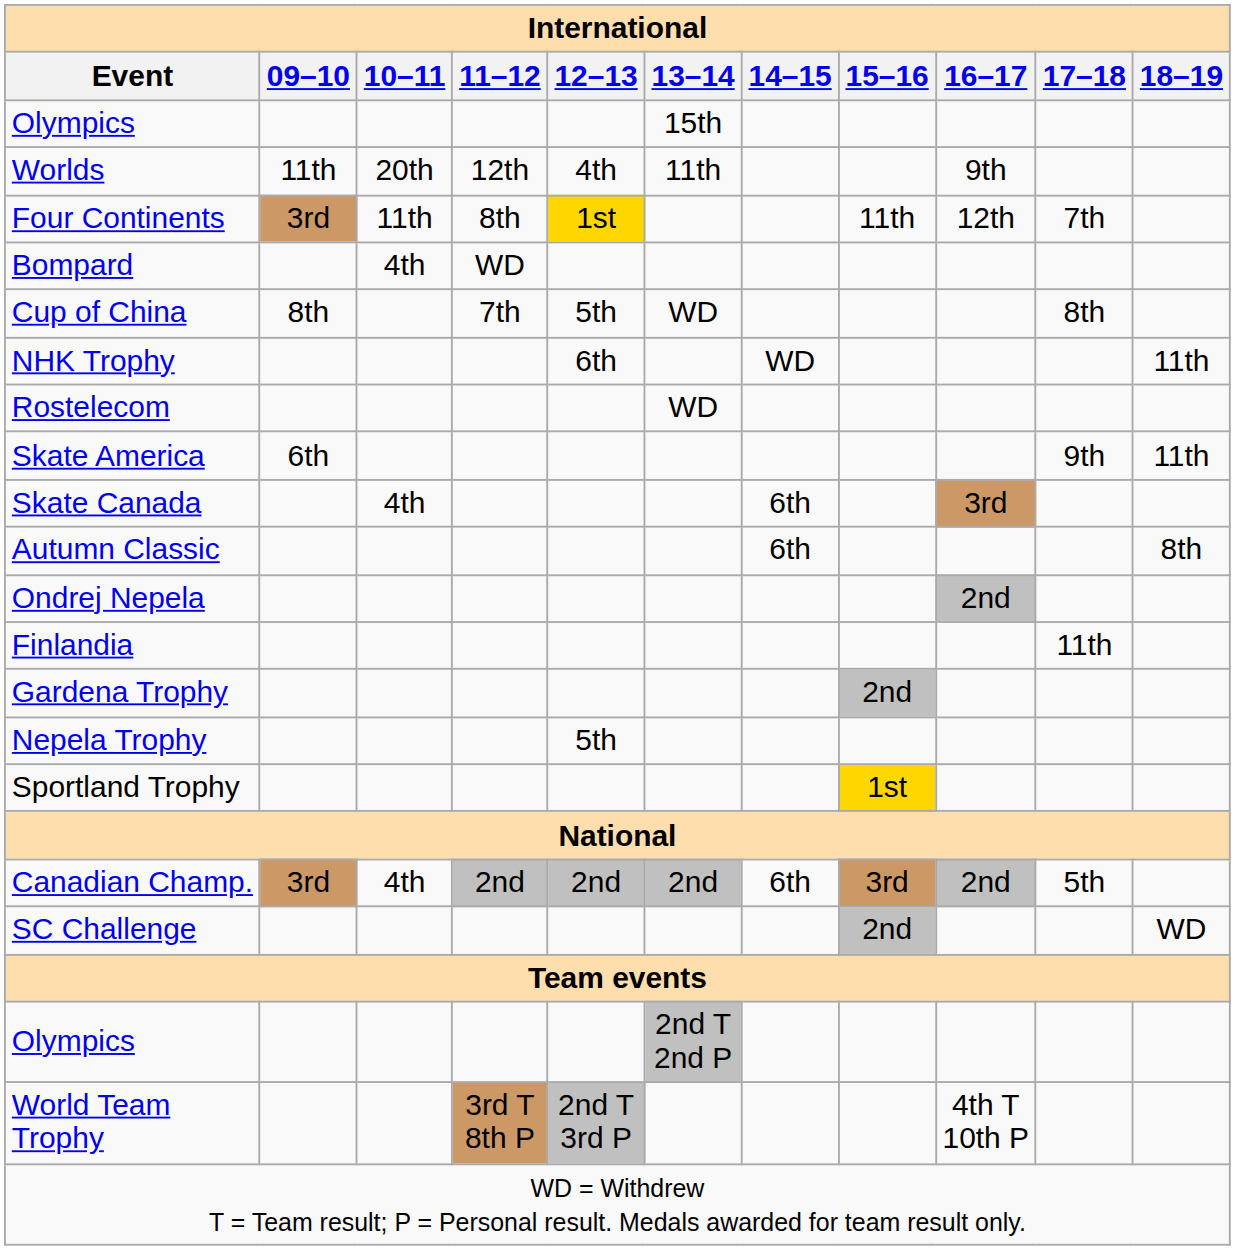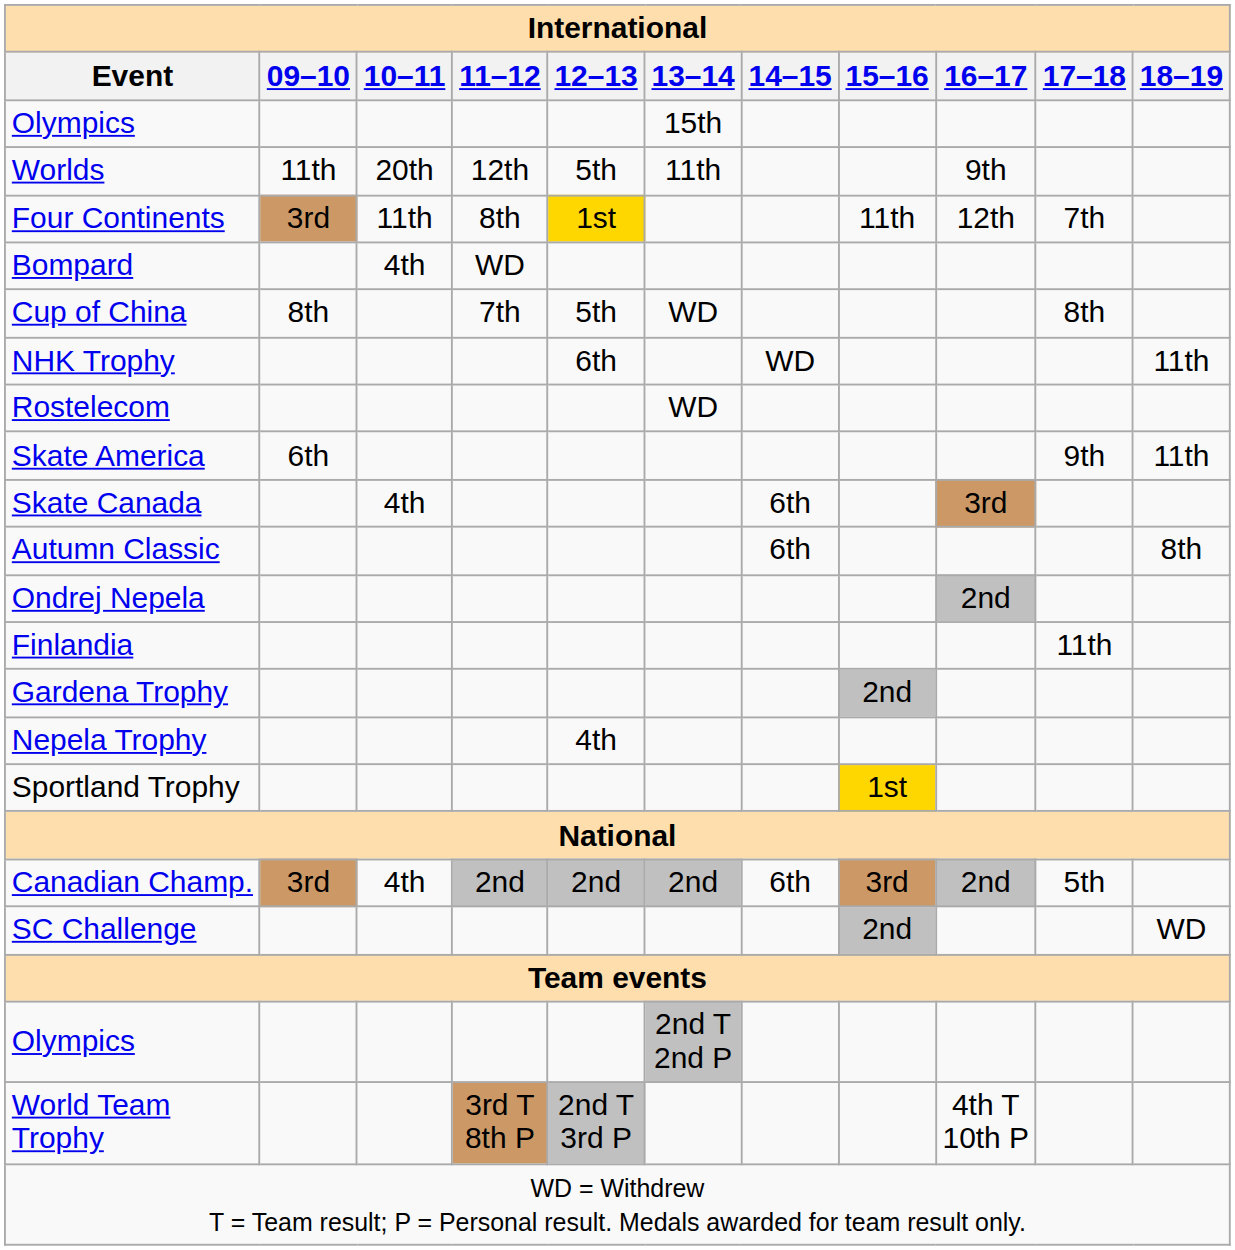(596, 170) 4th -> (596, 170) 5th
(596, 739) 5th -> (596, 739) 4th
